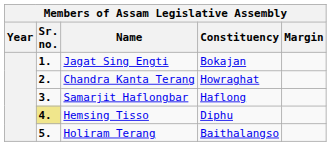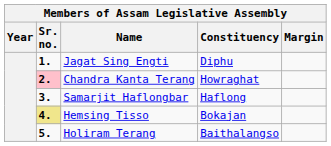(223, 62) Bokajan -> (217, 62) Diphu
(45, 79) no background -> (45, 79) pink background
(217, 115) Diphu -> (223, 115) Bokajan
